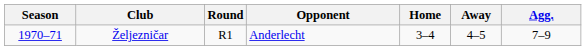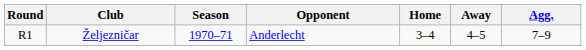columns swapped: (40, 14) <-> (225, 14)
